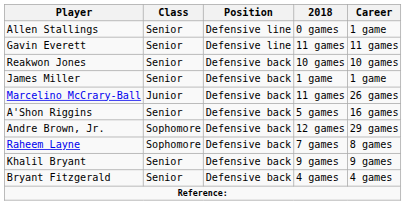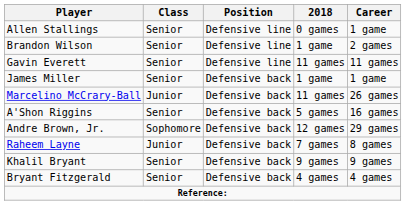+ row: (50, 46)
- row: (46, 62)
(173, 145) Sophomore -> (164, 145) Junior
